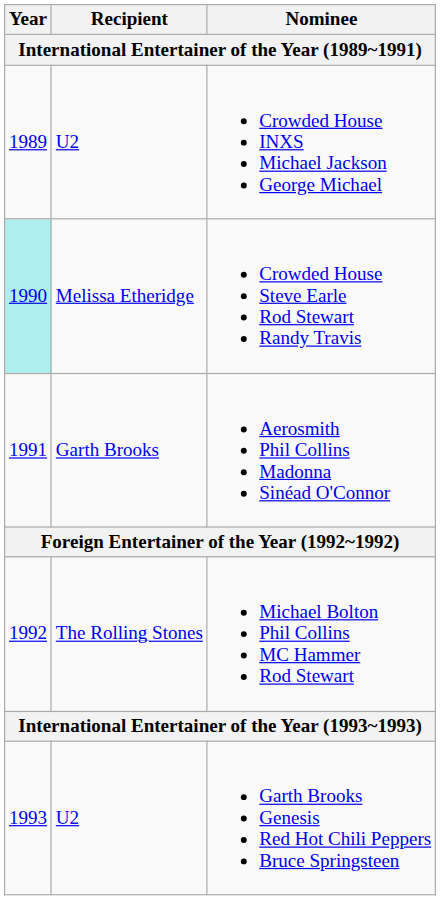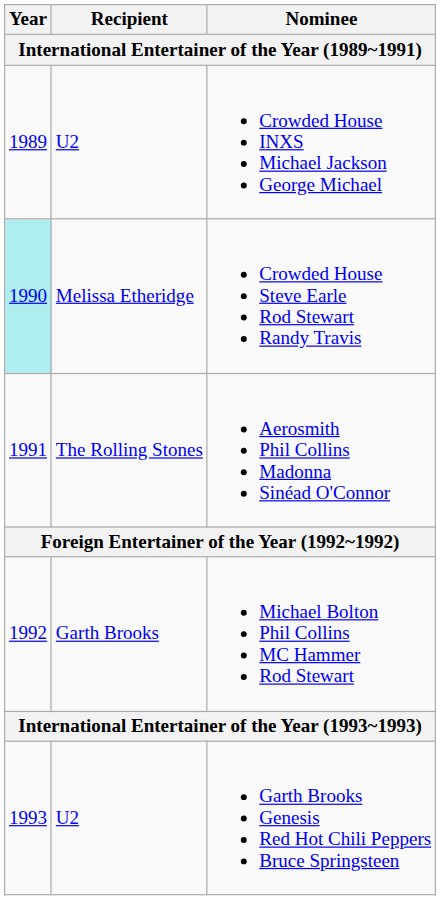(107, 449) Garth Brooks -> (129, 449) The Rolling Stones
(129, 633) The Rolling Stones -> (107, 633) Garth Brooks
